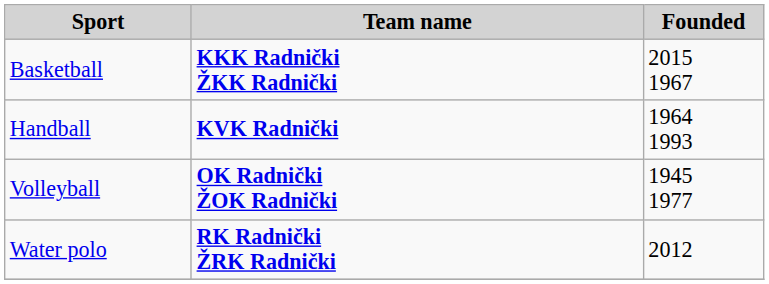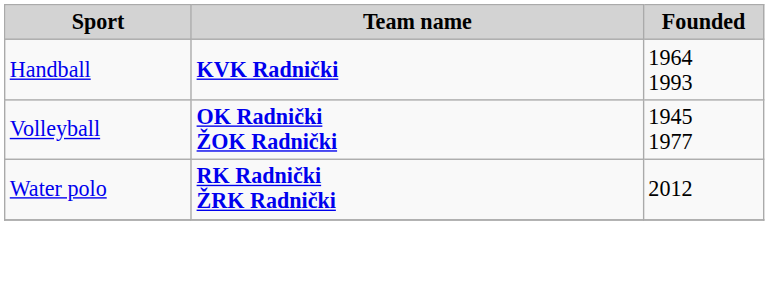- row: (56, 69)
